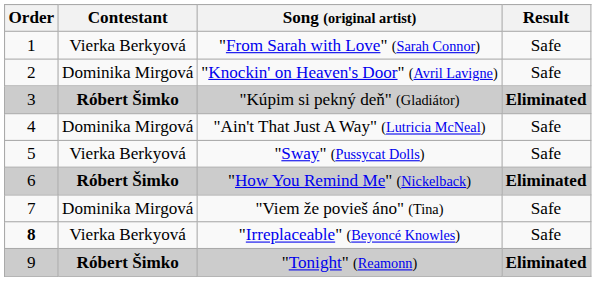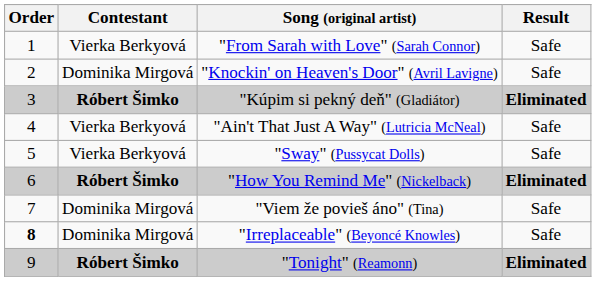(128, 126) Dominika Mirgová -> (128, 126) Vierka Berkyová
(128, 235) Vierka Berkyová -> (128, 235) Dominika Mirgová
